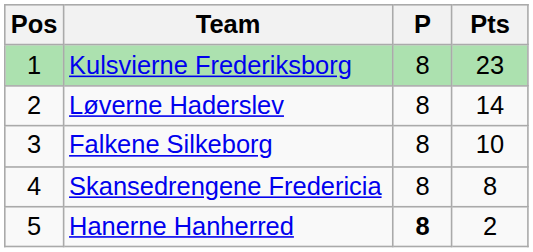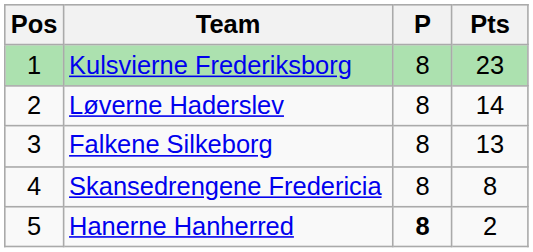(490, 145) 10 -> (490, 145) 13
